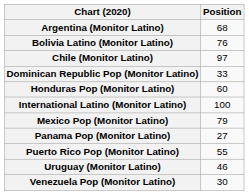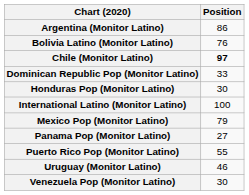(222, 27) 68 -> (222, 27) 86
(222, 58) normal -> (222, 58) bold
(222, 89) 60 -> (222, 89) 30
